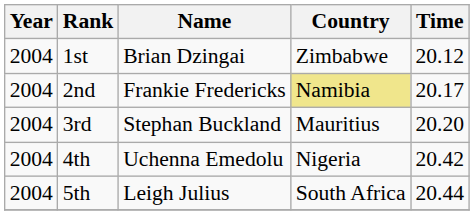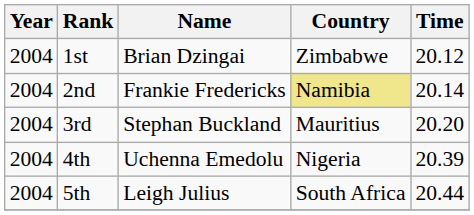(440, 90) 20.17 -> (440, 90) 20.14
(440, 158) 20.42 -> (440, 158) 20.39
